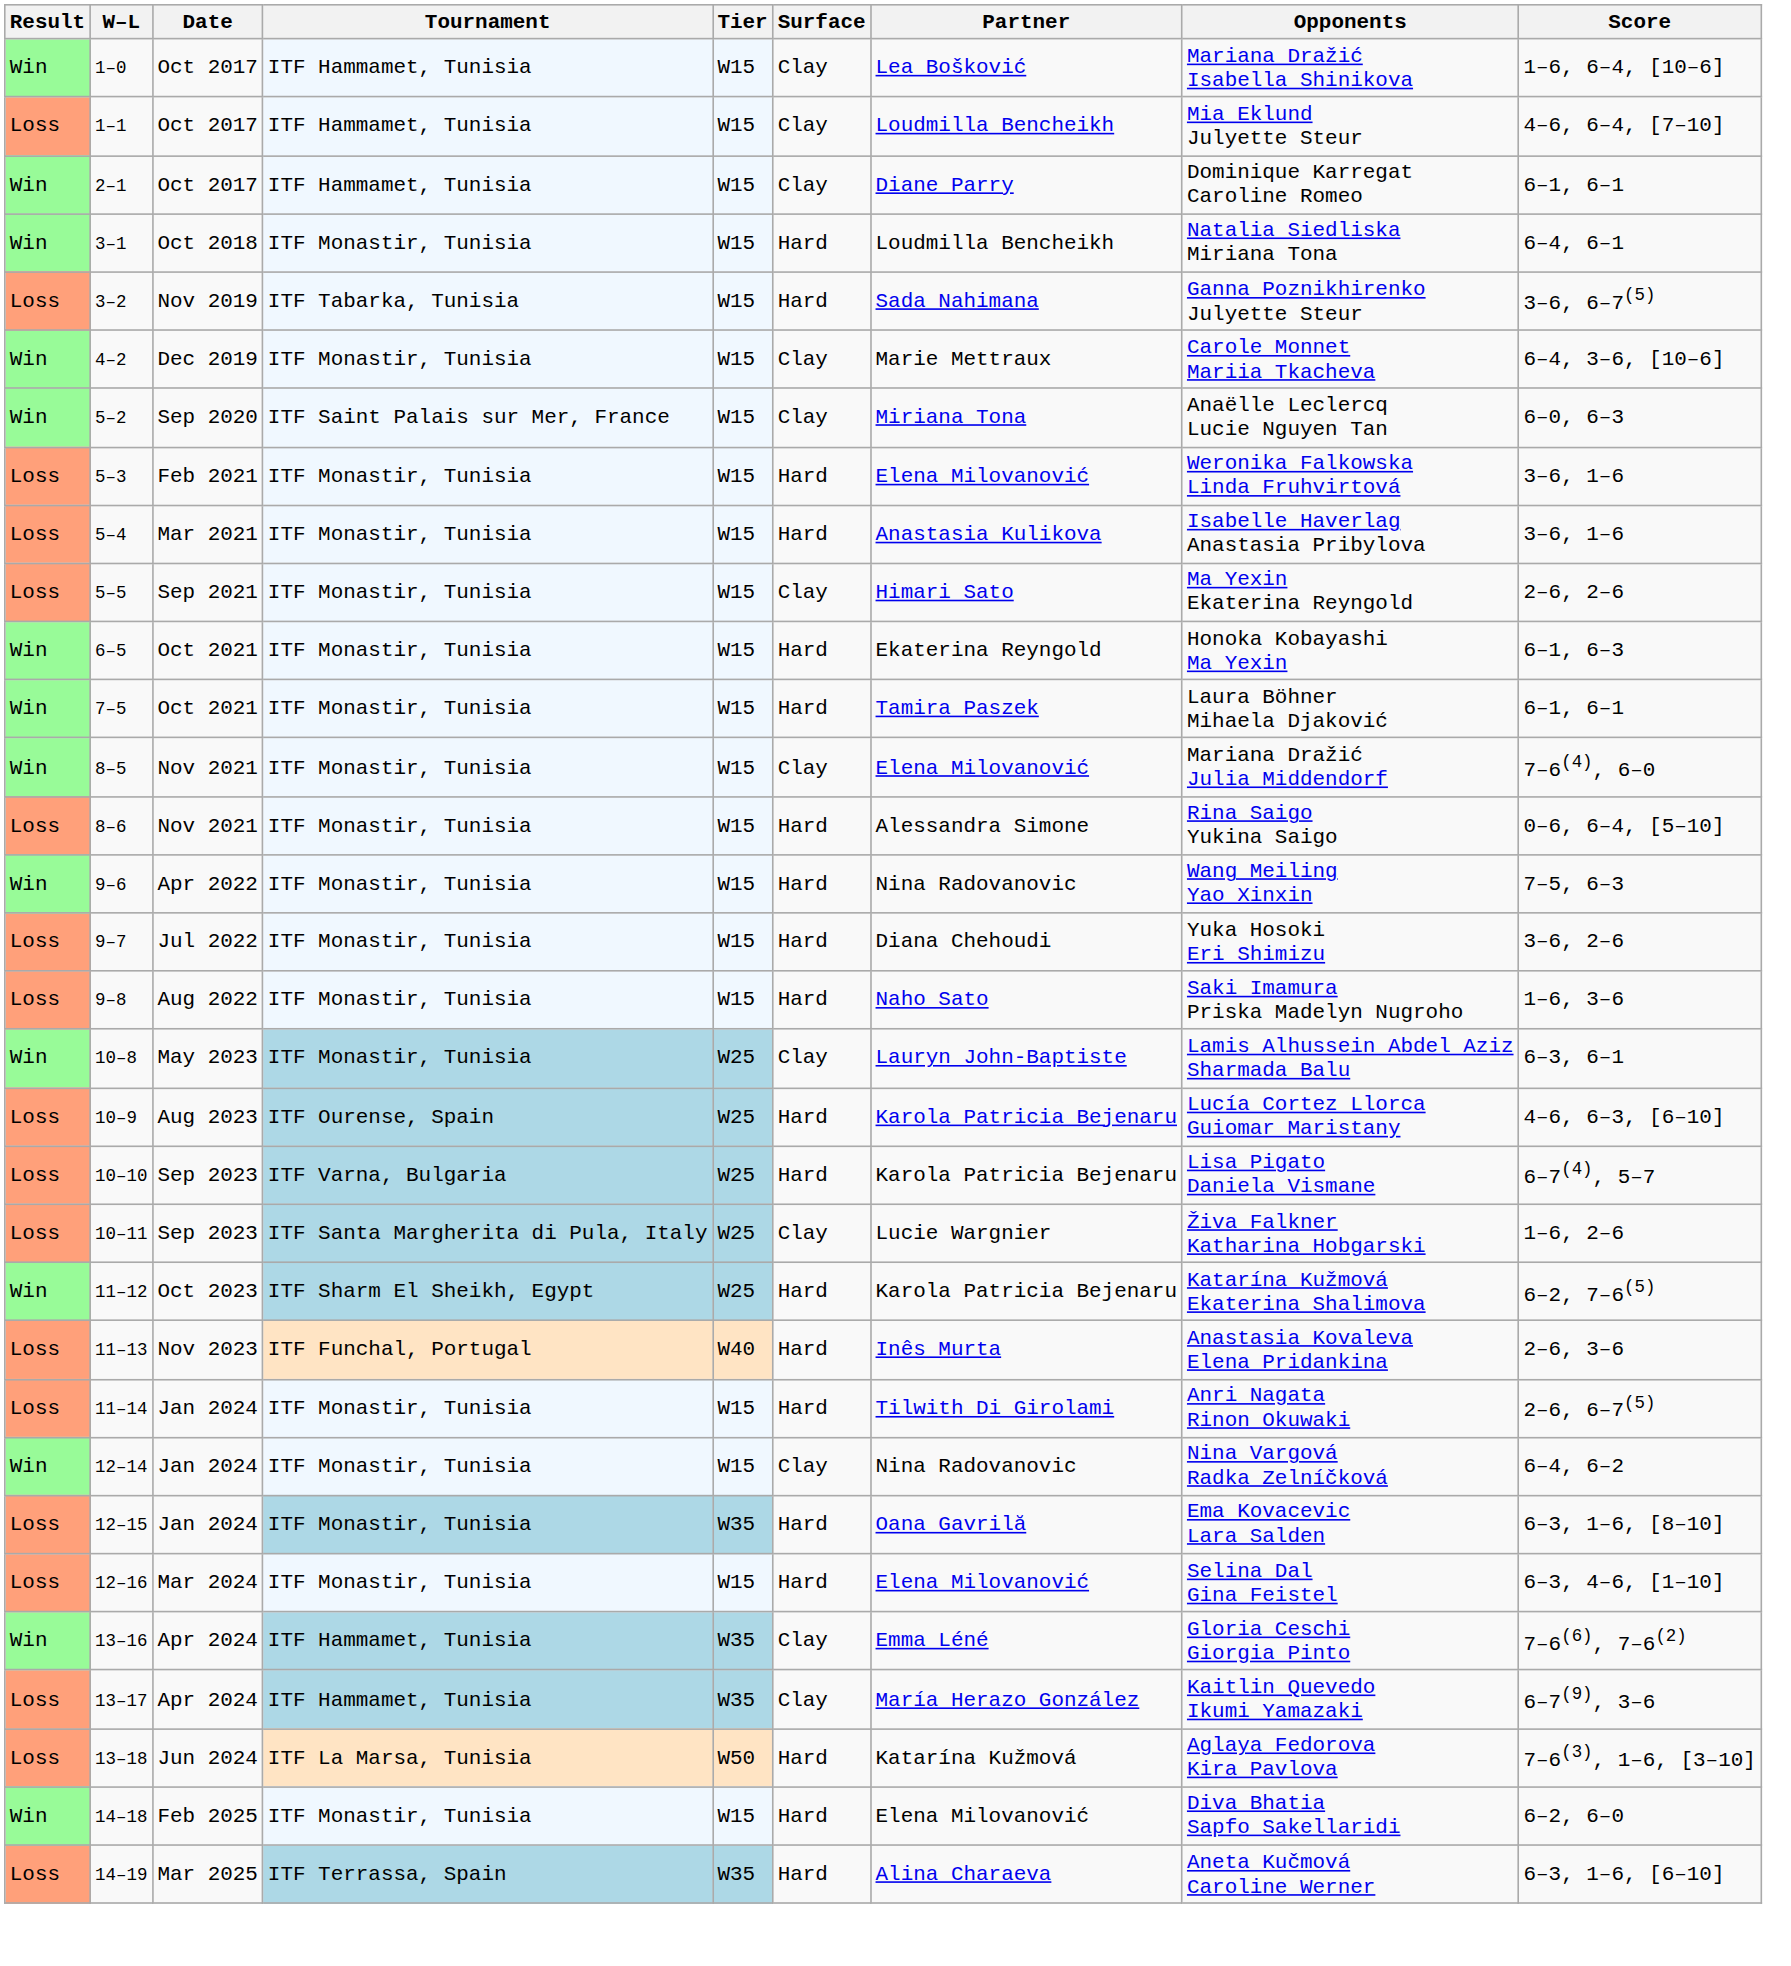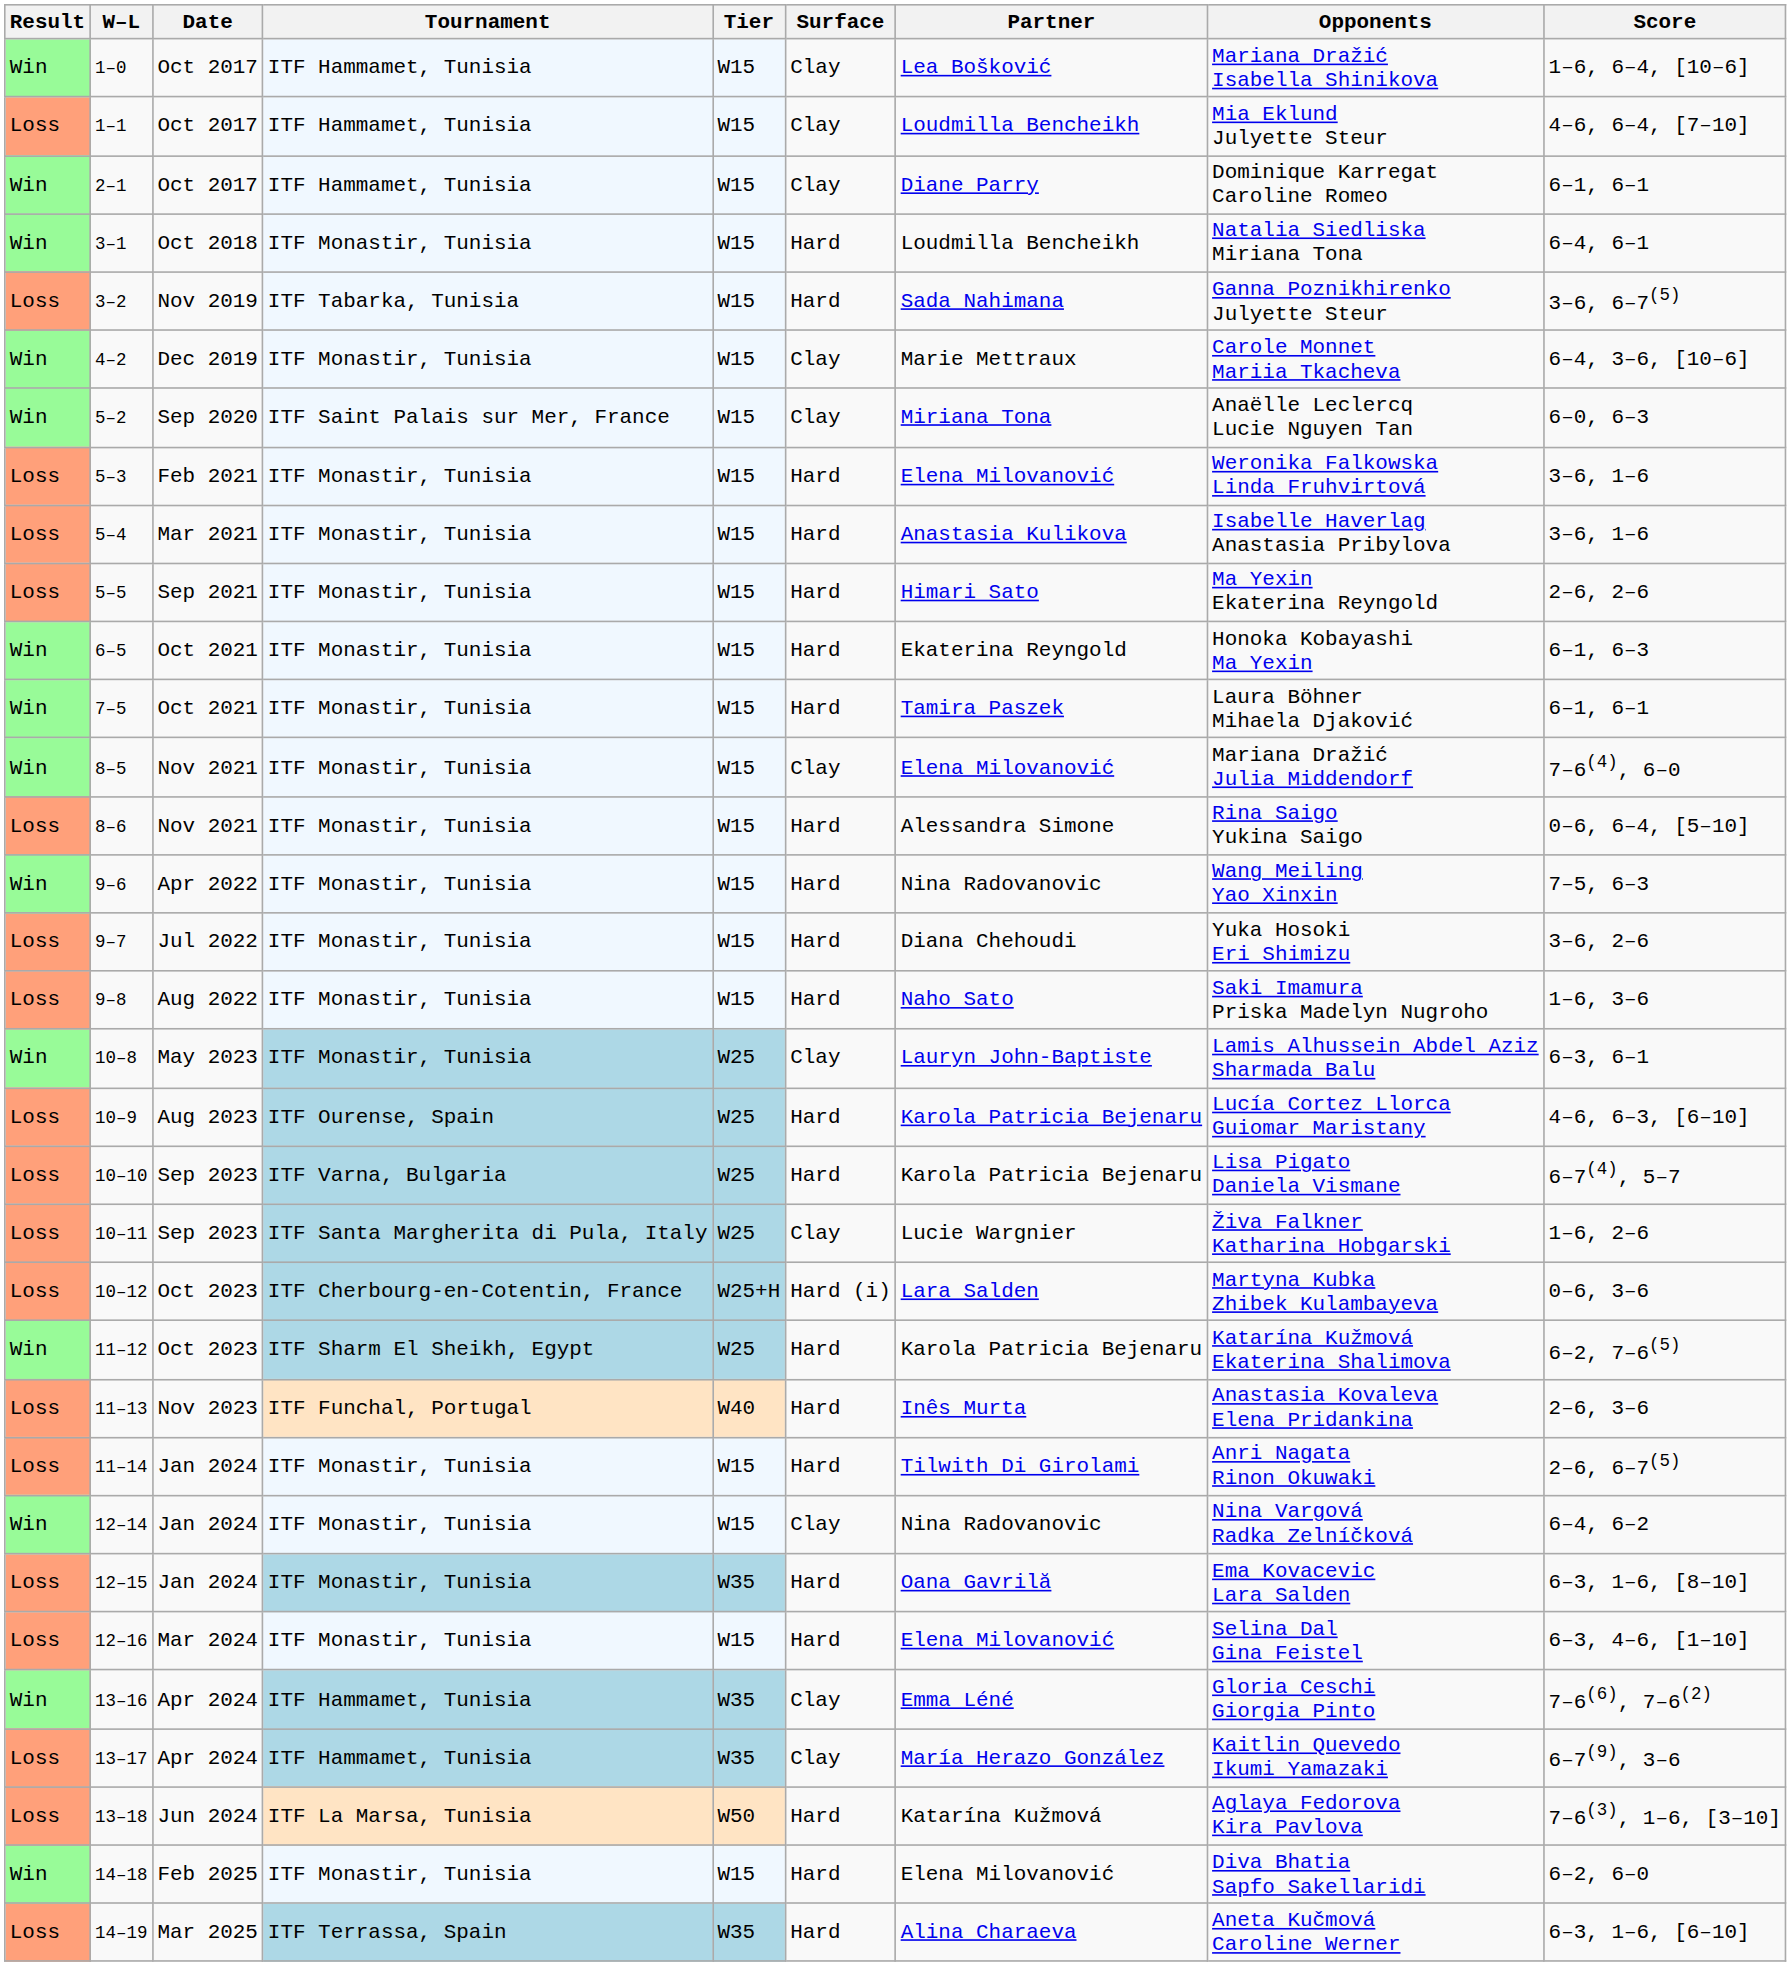(803, 592) Clay -> (815, 592) Hard
+ row: (121, 1292)
